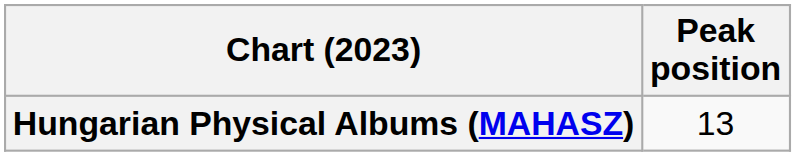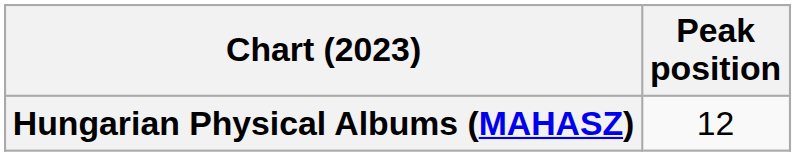(716, 122) 13 -> (716, 122) 12
